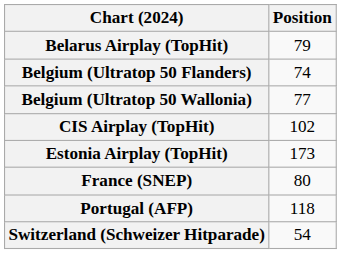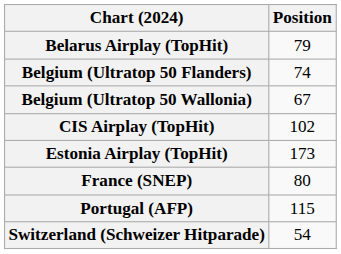(302, 99) 77 -> (302, 99) 67
(302, 208) 118 -> (302, 208) 115
